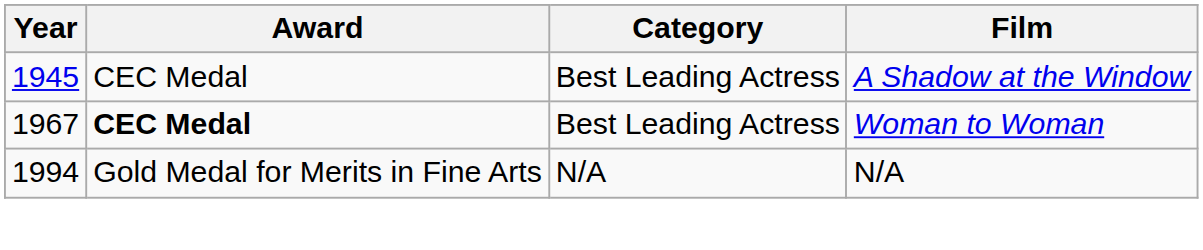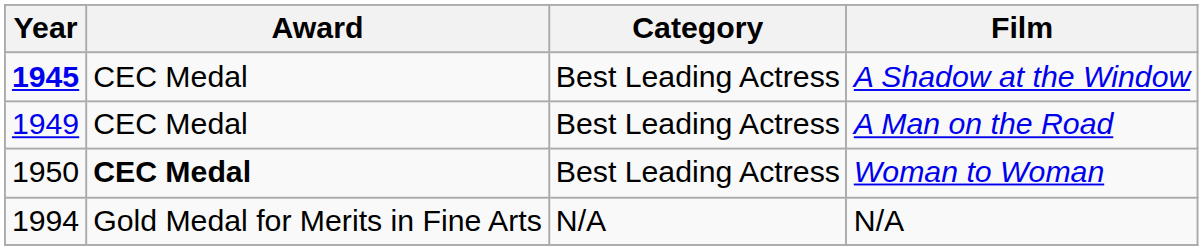(46, 76) normal -> (46, 76) bold
+ row: (984, 124)
(46, 124) 1967 -> (46, 172) 1950
